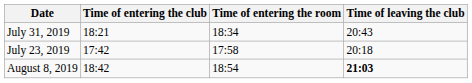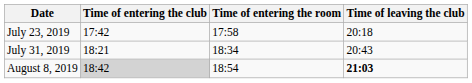rows swapped: (38, 50) <-> (38, 31)
(96, 68) no background -> (96, 68) lightgrey background
